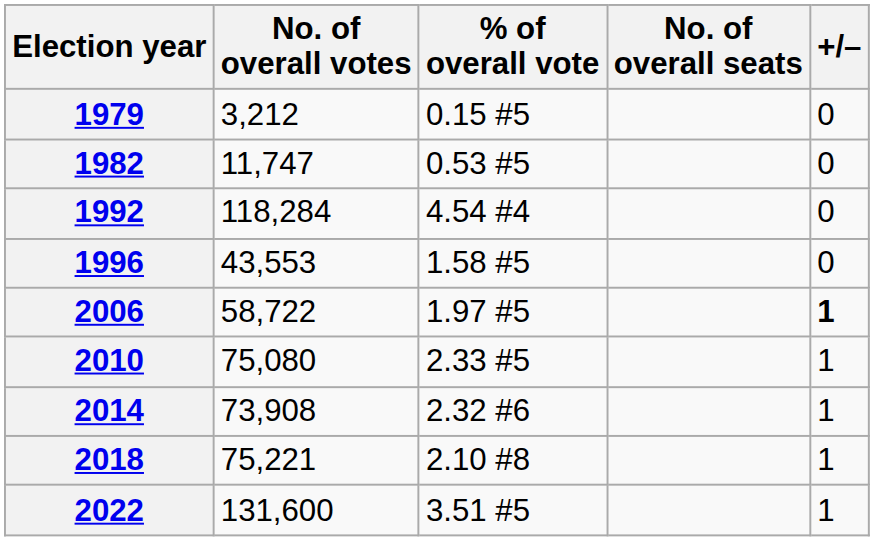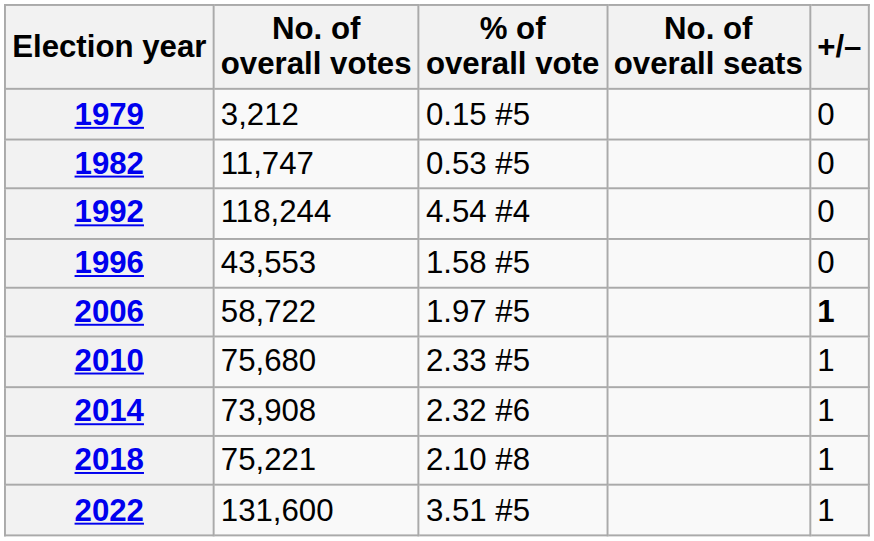(276, 212) 118,284 -> (276, 212) 118,244
(268, 361) 75,080 -> (268, 361) 75,680
